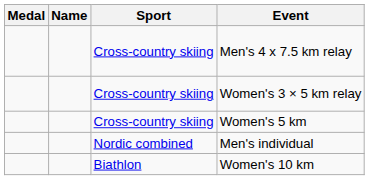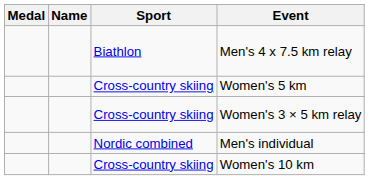(154, 51) Cross-country skiing -> (118, 51) Biathlon
rows swapped: (263, 122) <-> (291, 94)
(118, 164) Biathlon -> (154, 164) Cross-country skiing
